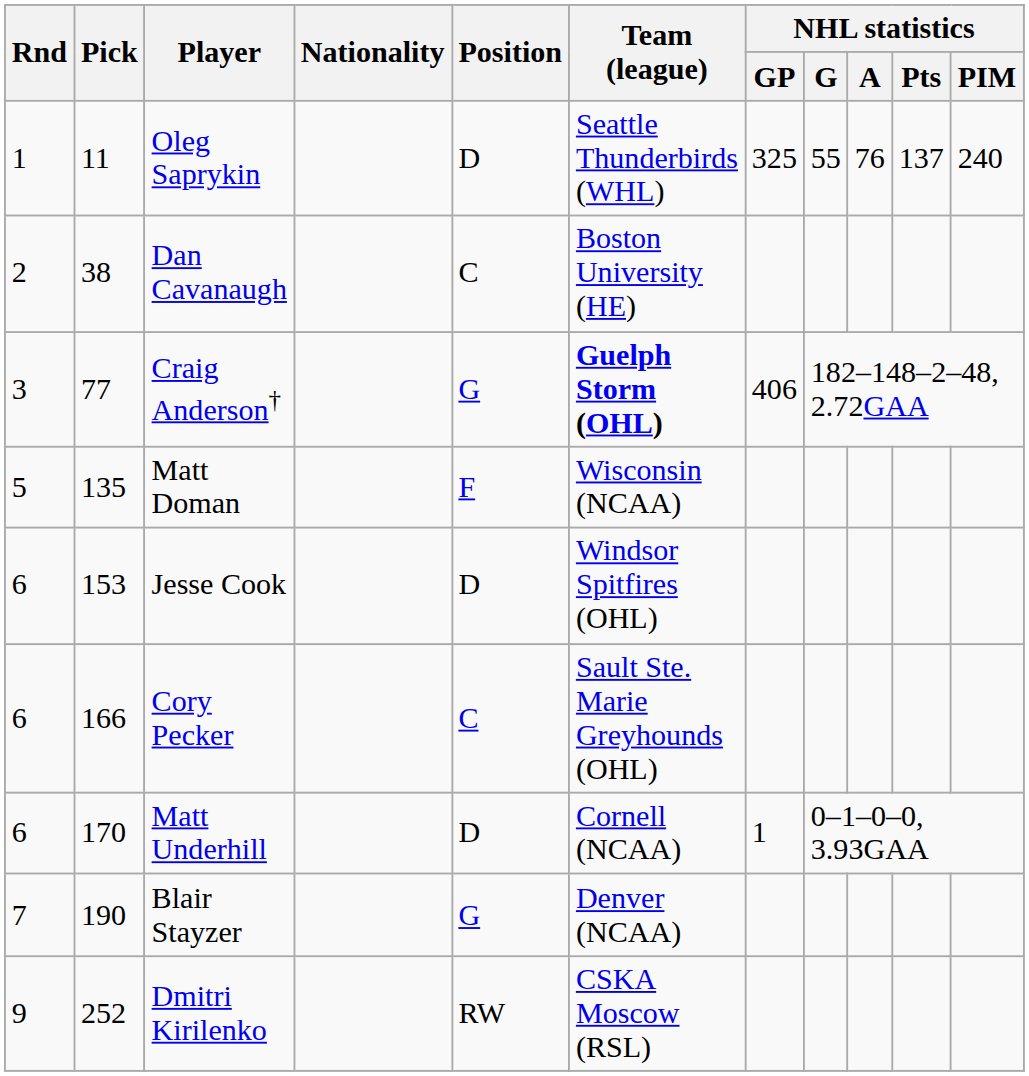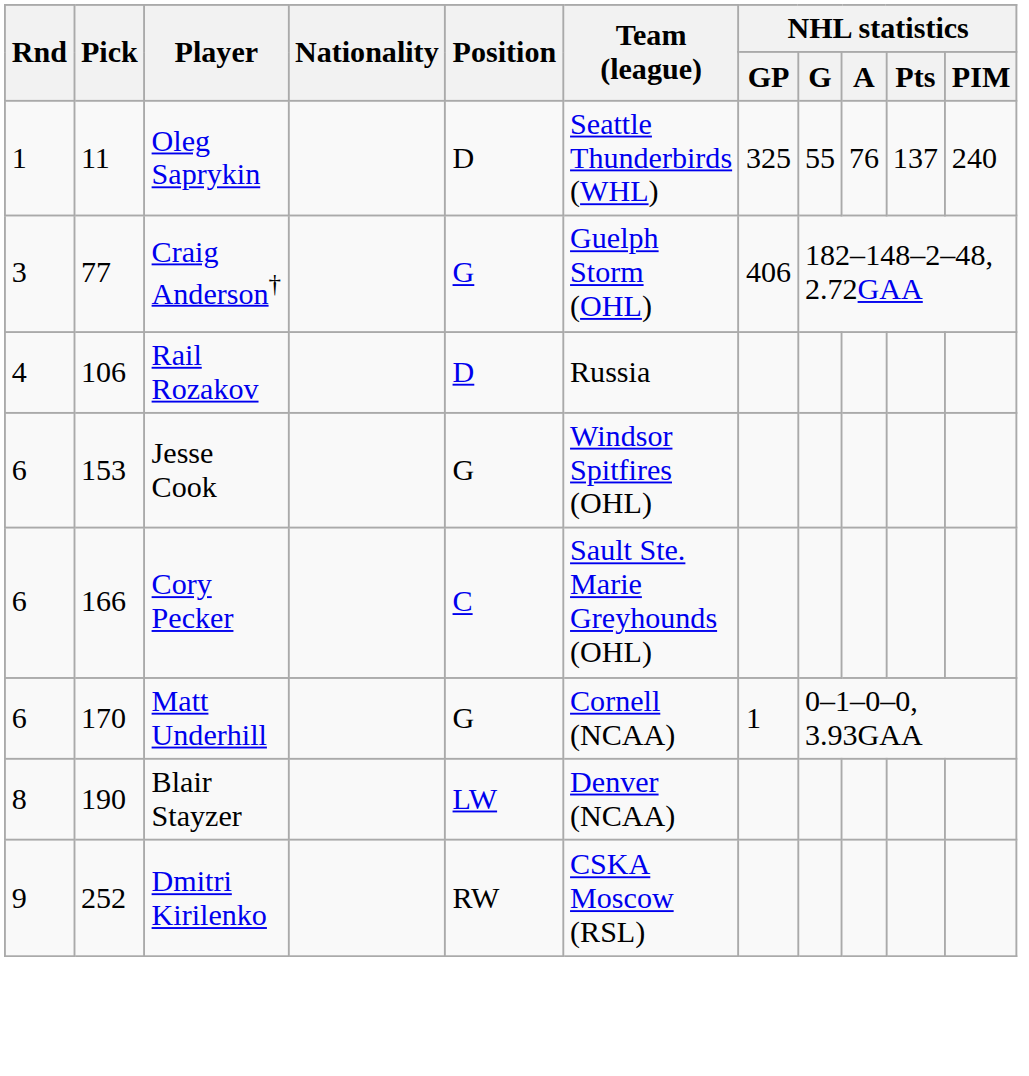- row: (219, 272)
(624, 388) bold -> (614, 272) normal
+ row: (205, 371)
- row: (196, 486)
(469, 585) D -> (463, 469) G
(469, 832) D -> (463, 717) G
(19, 914) 7 -> (19, 799) 8
(469, 914) G -> (475, 799) LW
